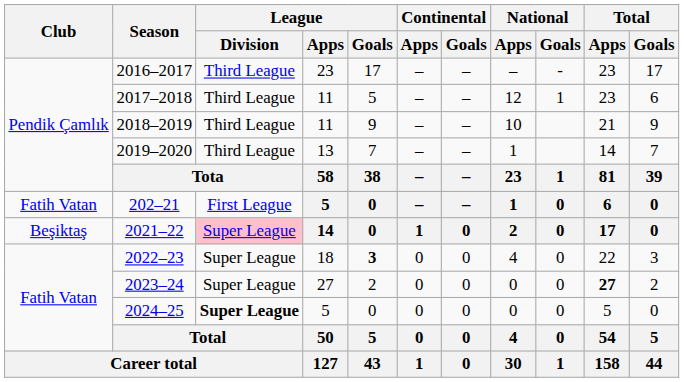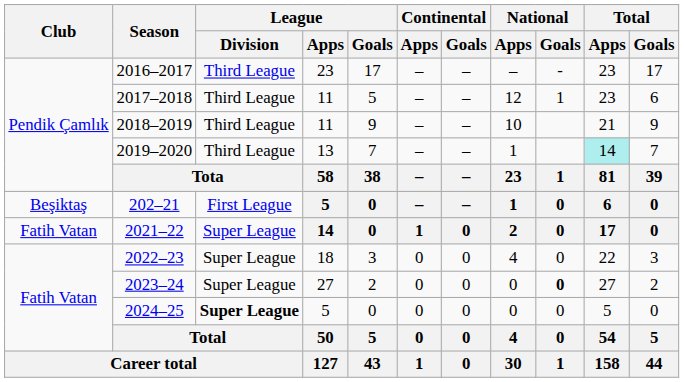(607, 151) no background -> (607, 151) paleturquoise background
(59, 204) Fatih Vatan -> (59, 204) Beşiktaş
(59, 230) Beşiktaş -> (59, 230) Fatih Vatan
(249, 230) pink background -> (249, 230) no background
(372, 257) bold -> (372, 257) normal
(560, 284) normal -> (560, 284) bold
(607, 284) bold -> (607, 284) normal
